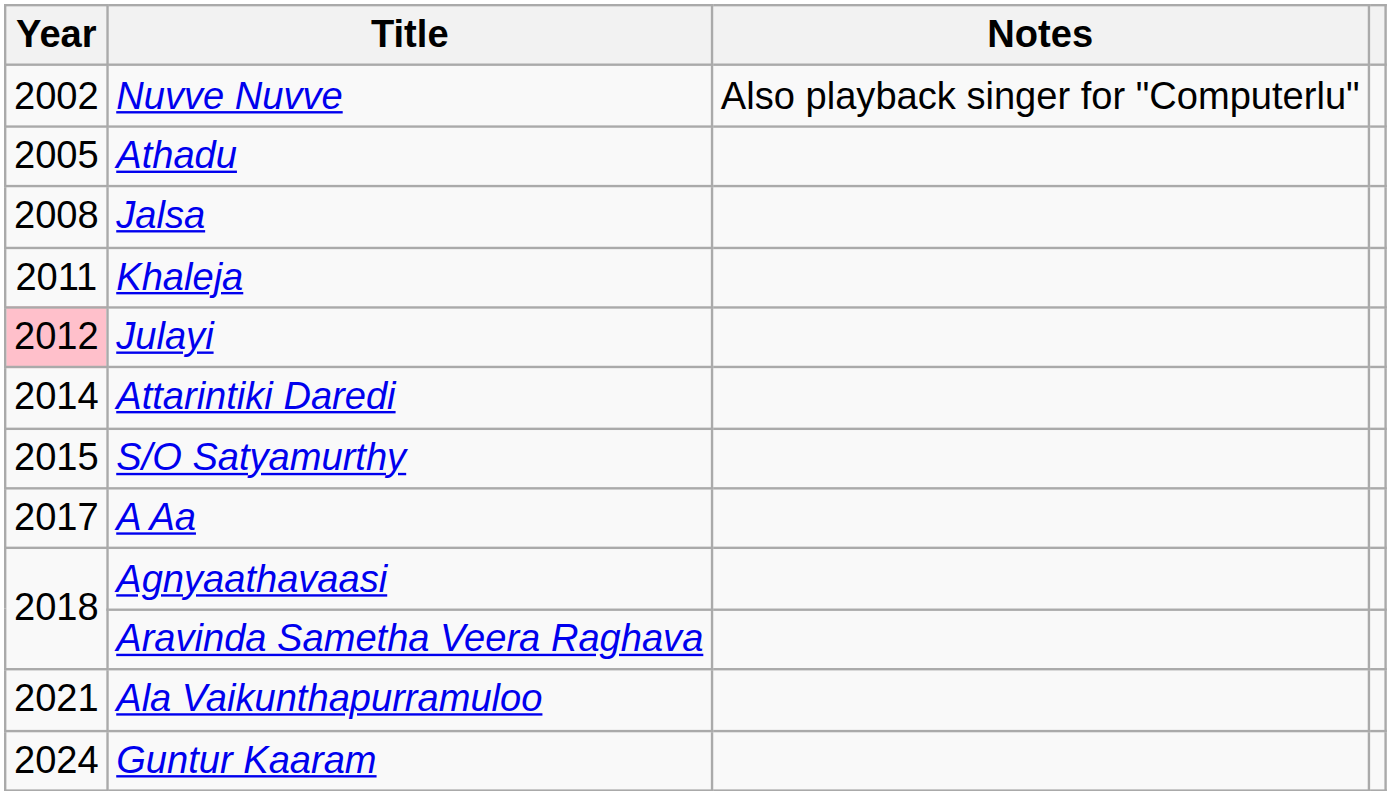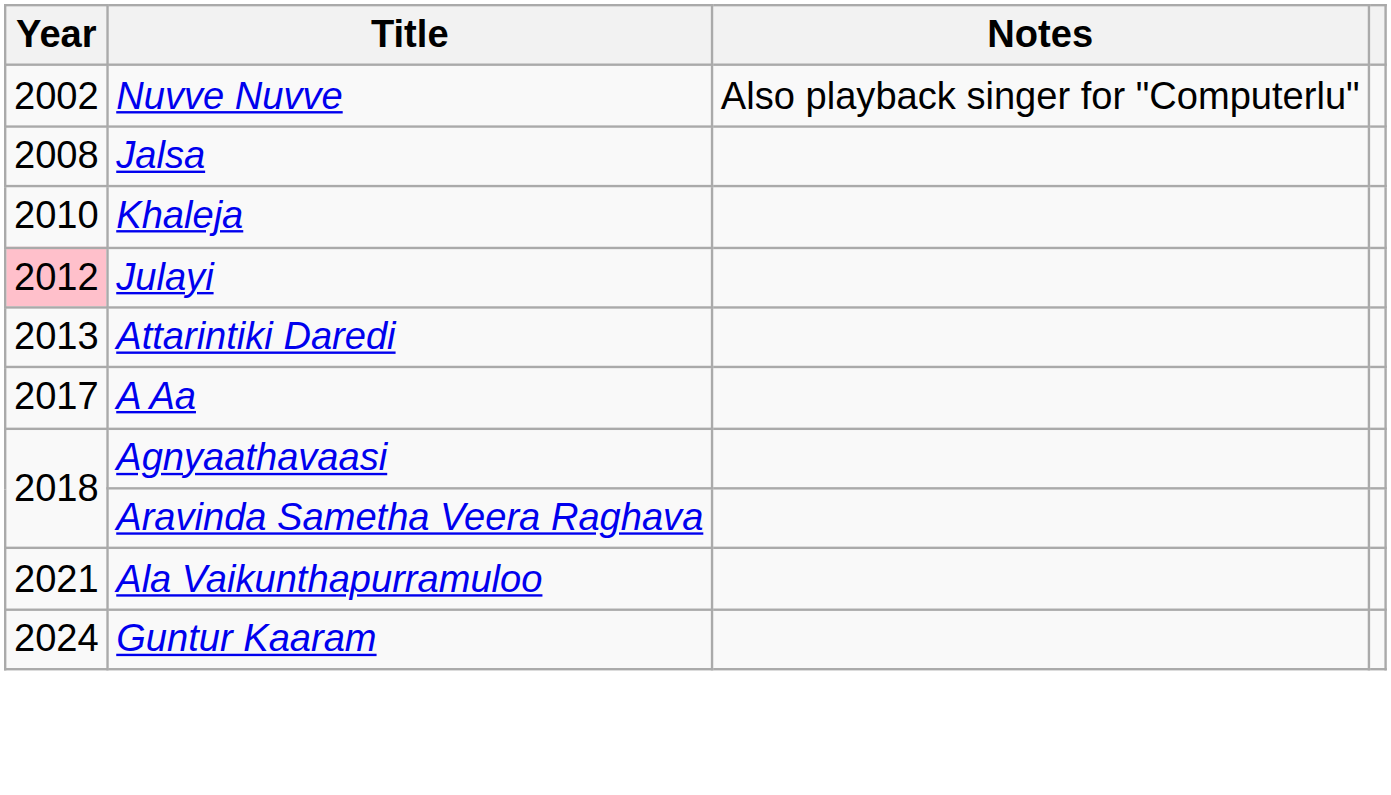- row: (177, 155)
(56, 276) 2011 -> (56, 215) 2010
(56, 397) 2014 -> (56, 336) 2013
- row: (261, 457)
